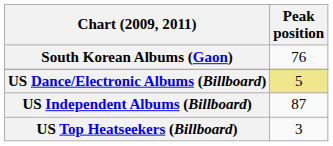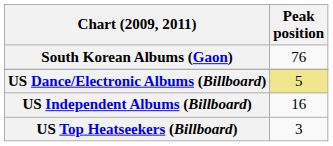(299, 104) 87 -> (299, 104) 16
